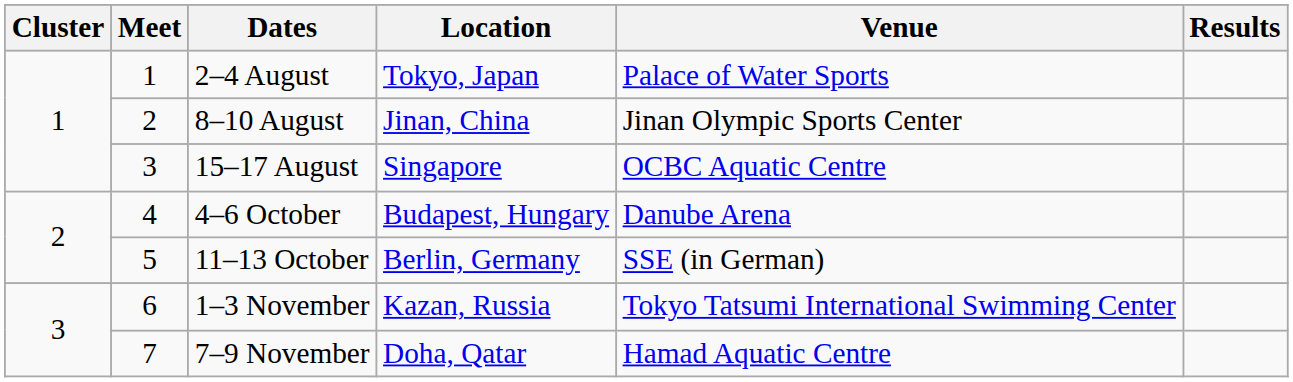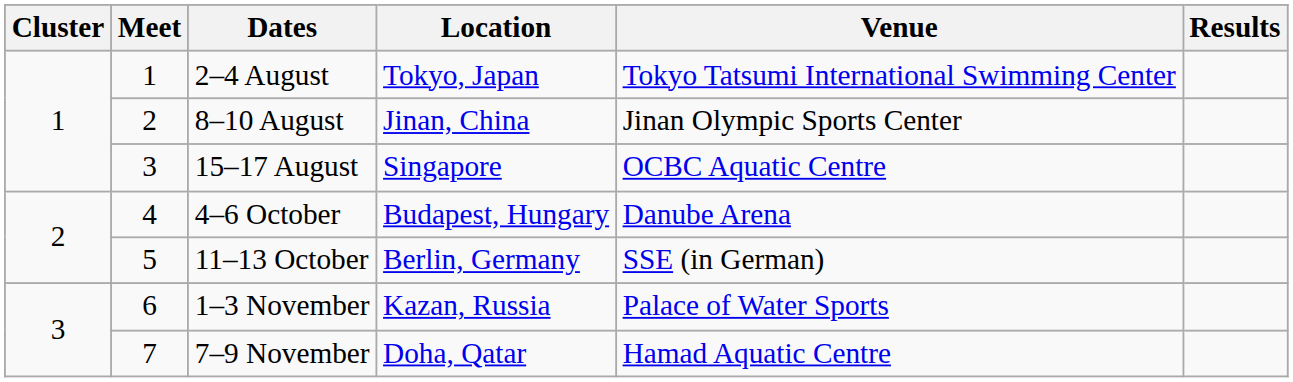(756, 74) Palace of Water Sports -> (899, 74) Tokyo Tatsumi International Swimming Center
(899, 306) Tokyo Tatsumi International Swimming Center -> (756, 306) Palace of Water Sports
